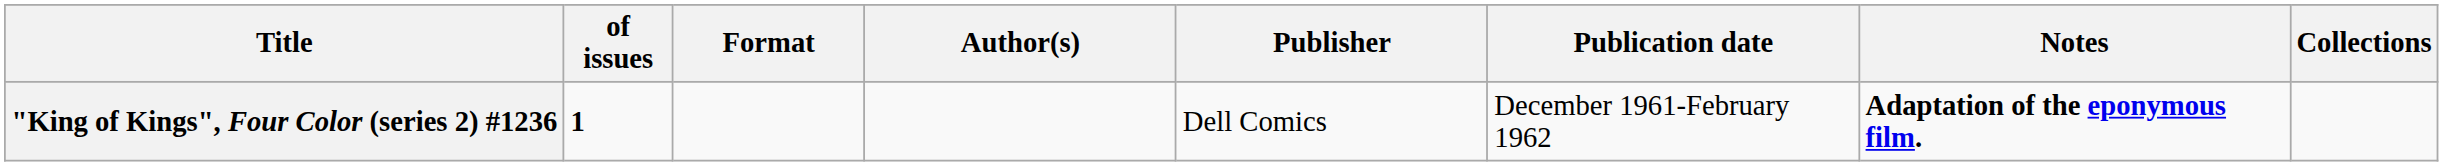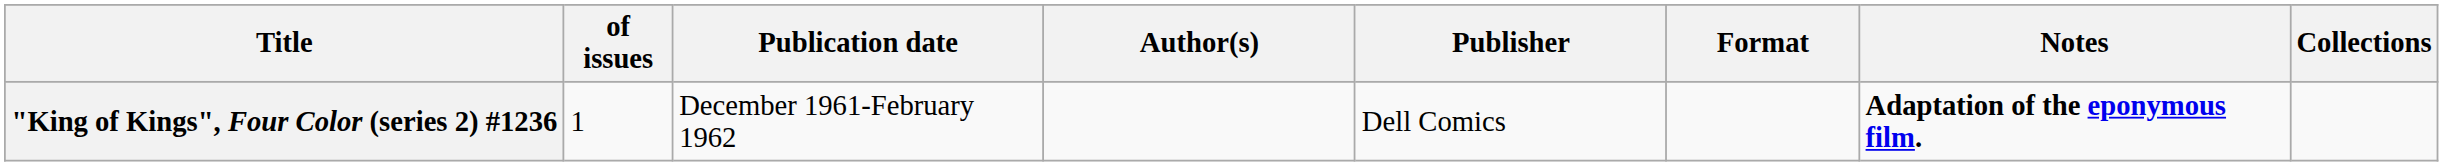columns swapped: (769, 43) <-> (1673, 43)
(578, 120) bold -> (578, 120) normal
